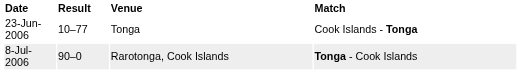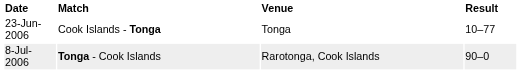columns swapped: (330, 9) <-> (74, 9)
